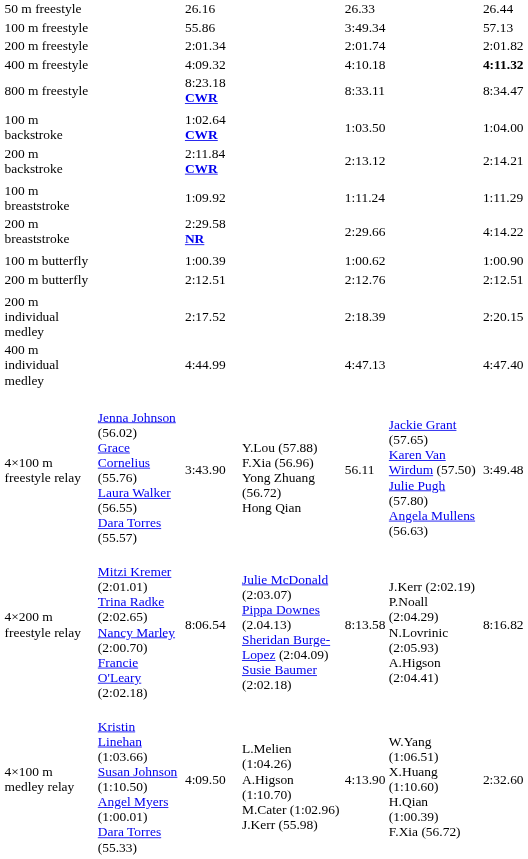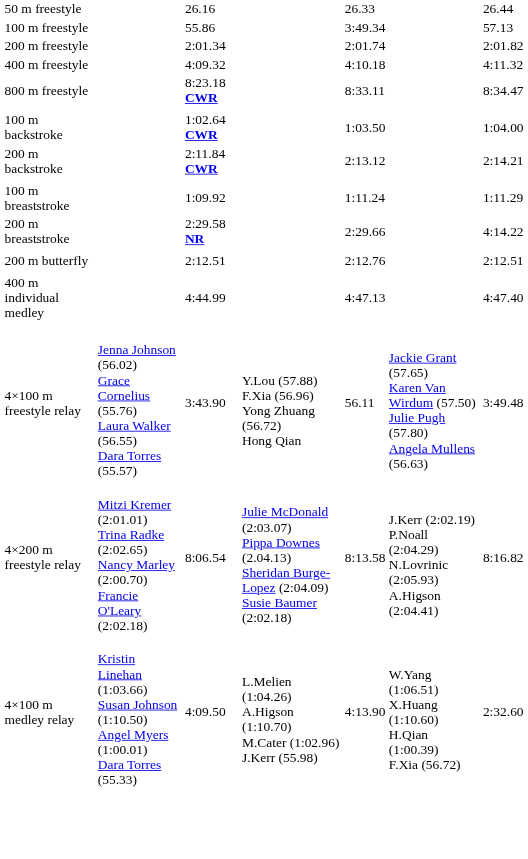(503, 64) bold -> (503, 64) normal
- row: (46, 261)
- row: (32, 316)
